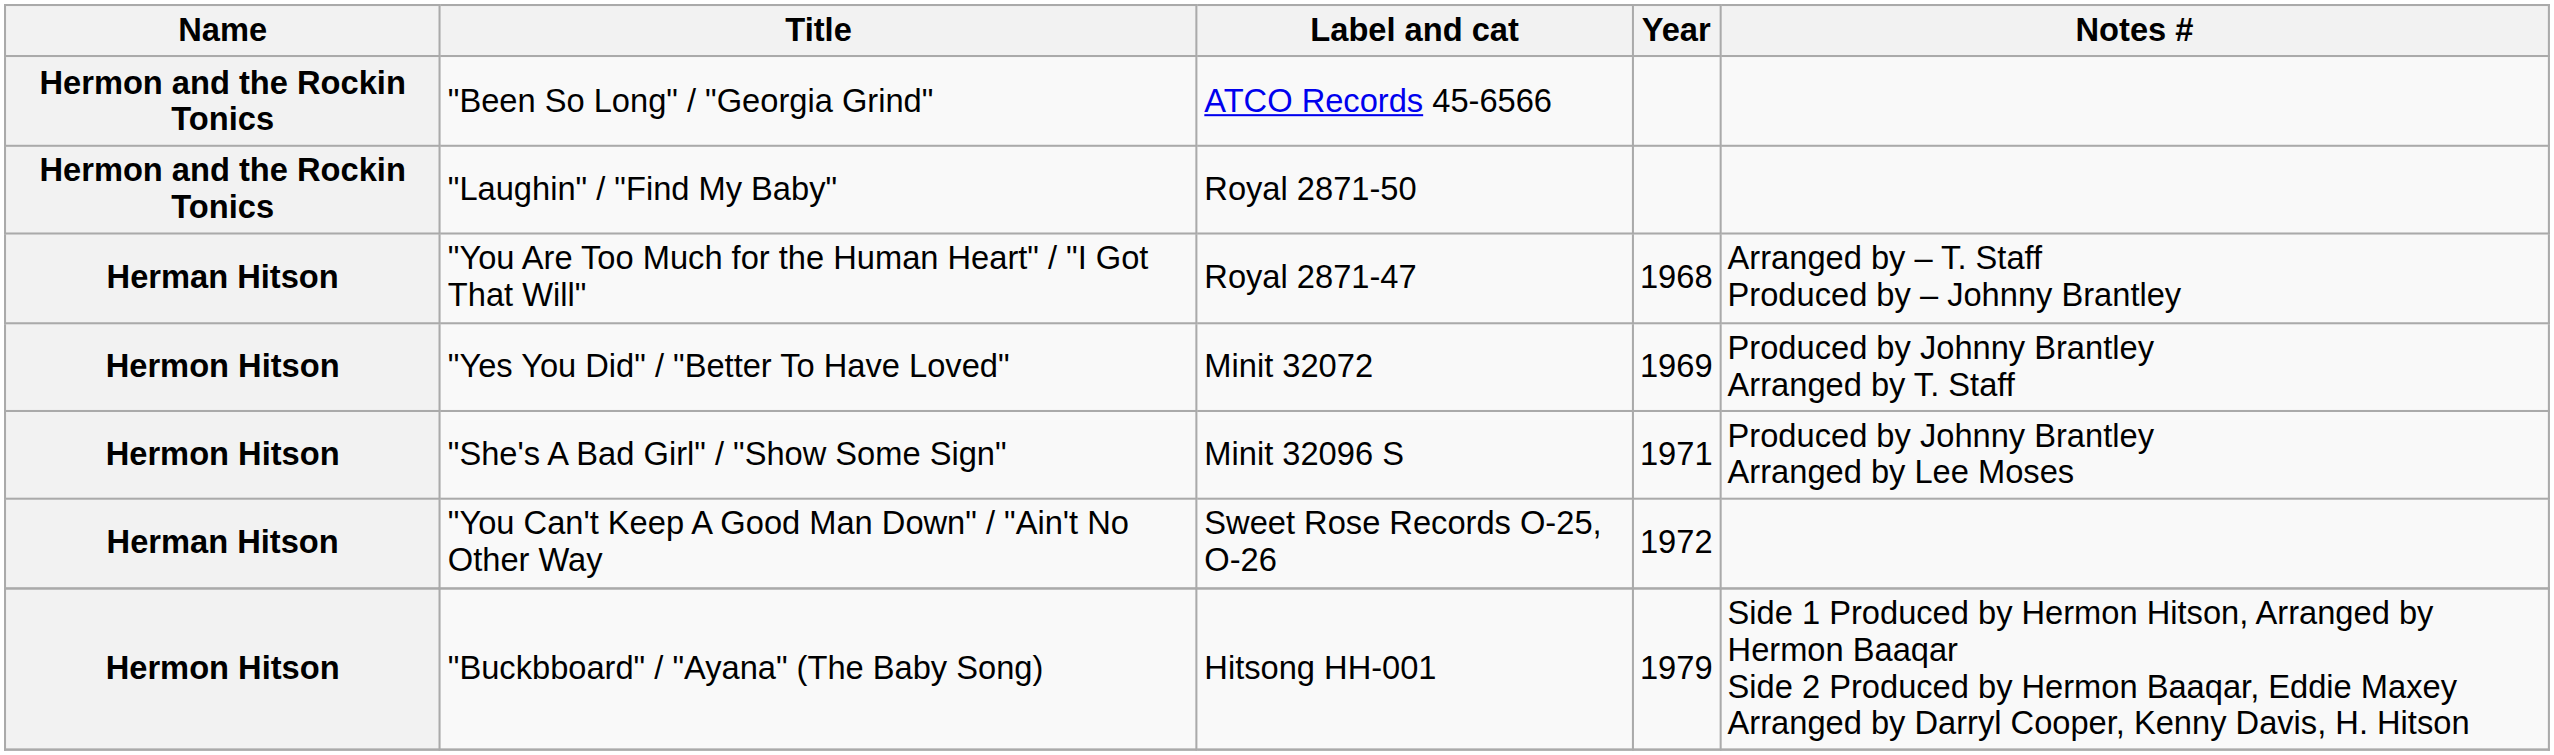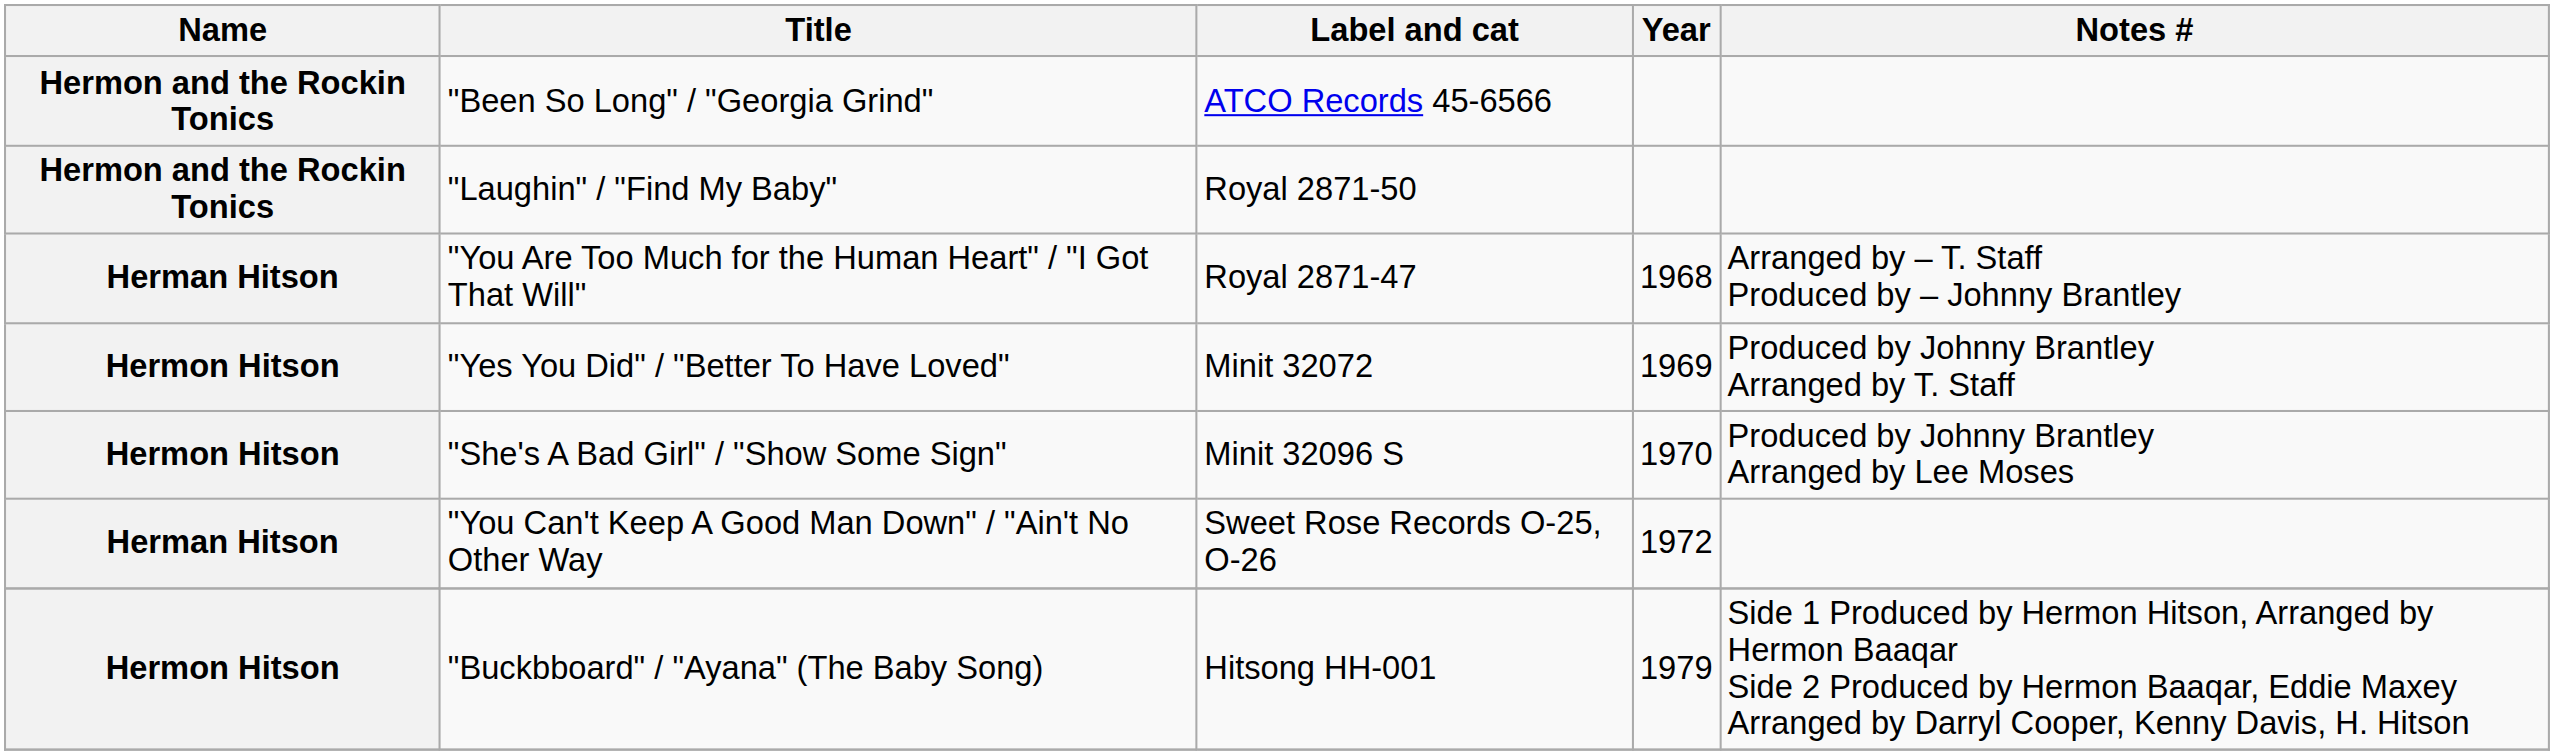(1676, 454) 1971 -> (1676, 454) 1970
